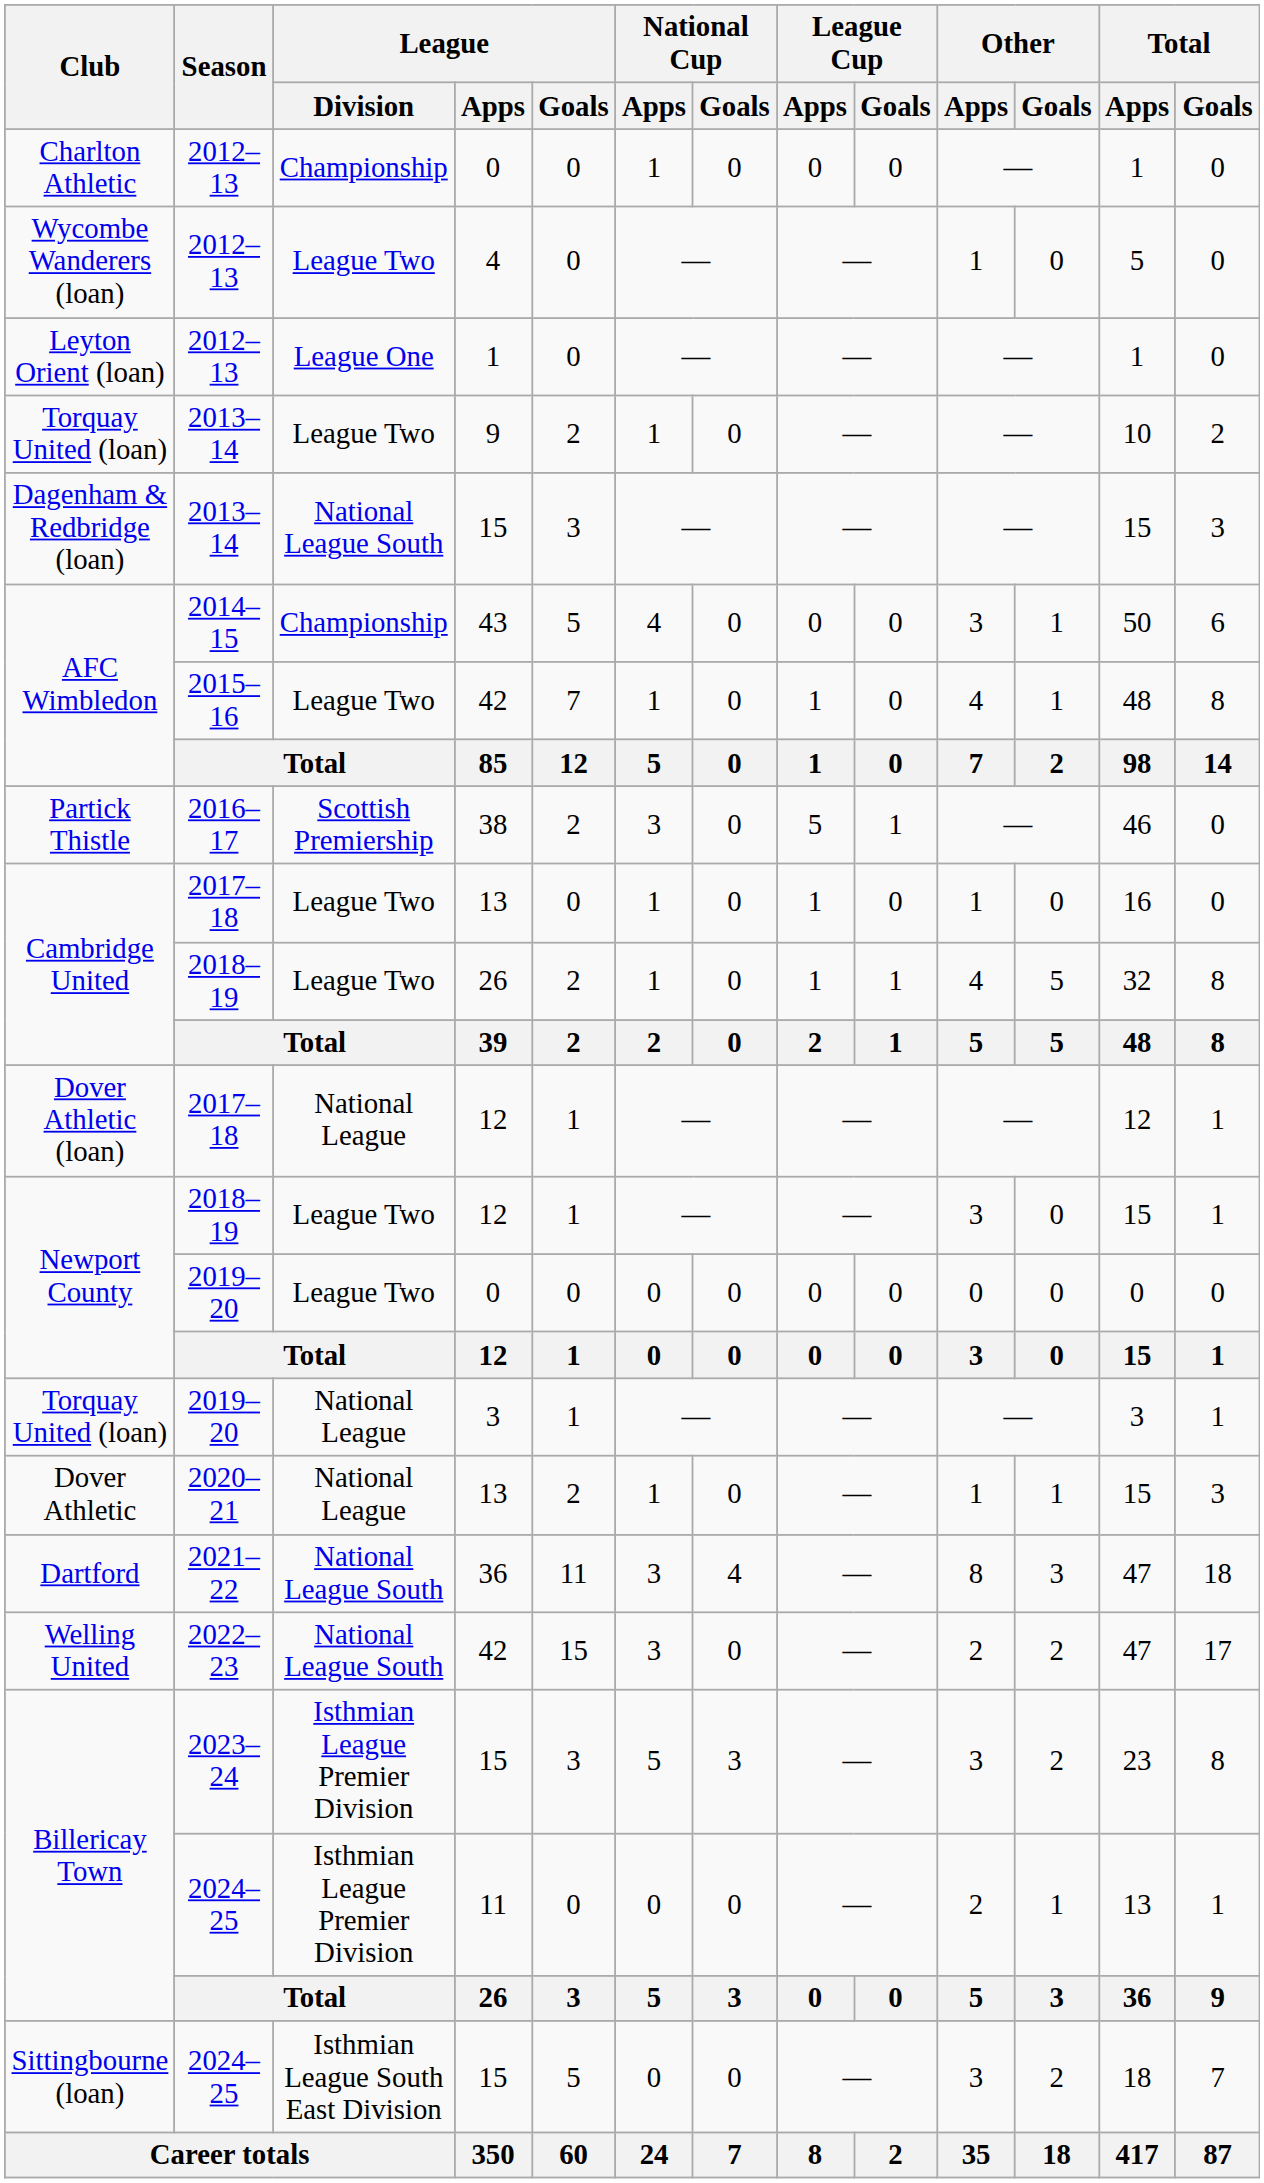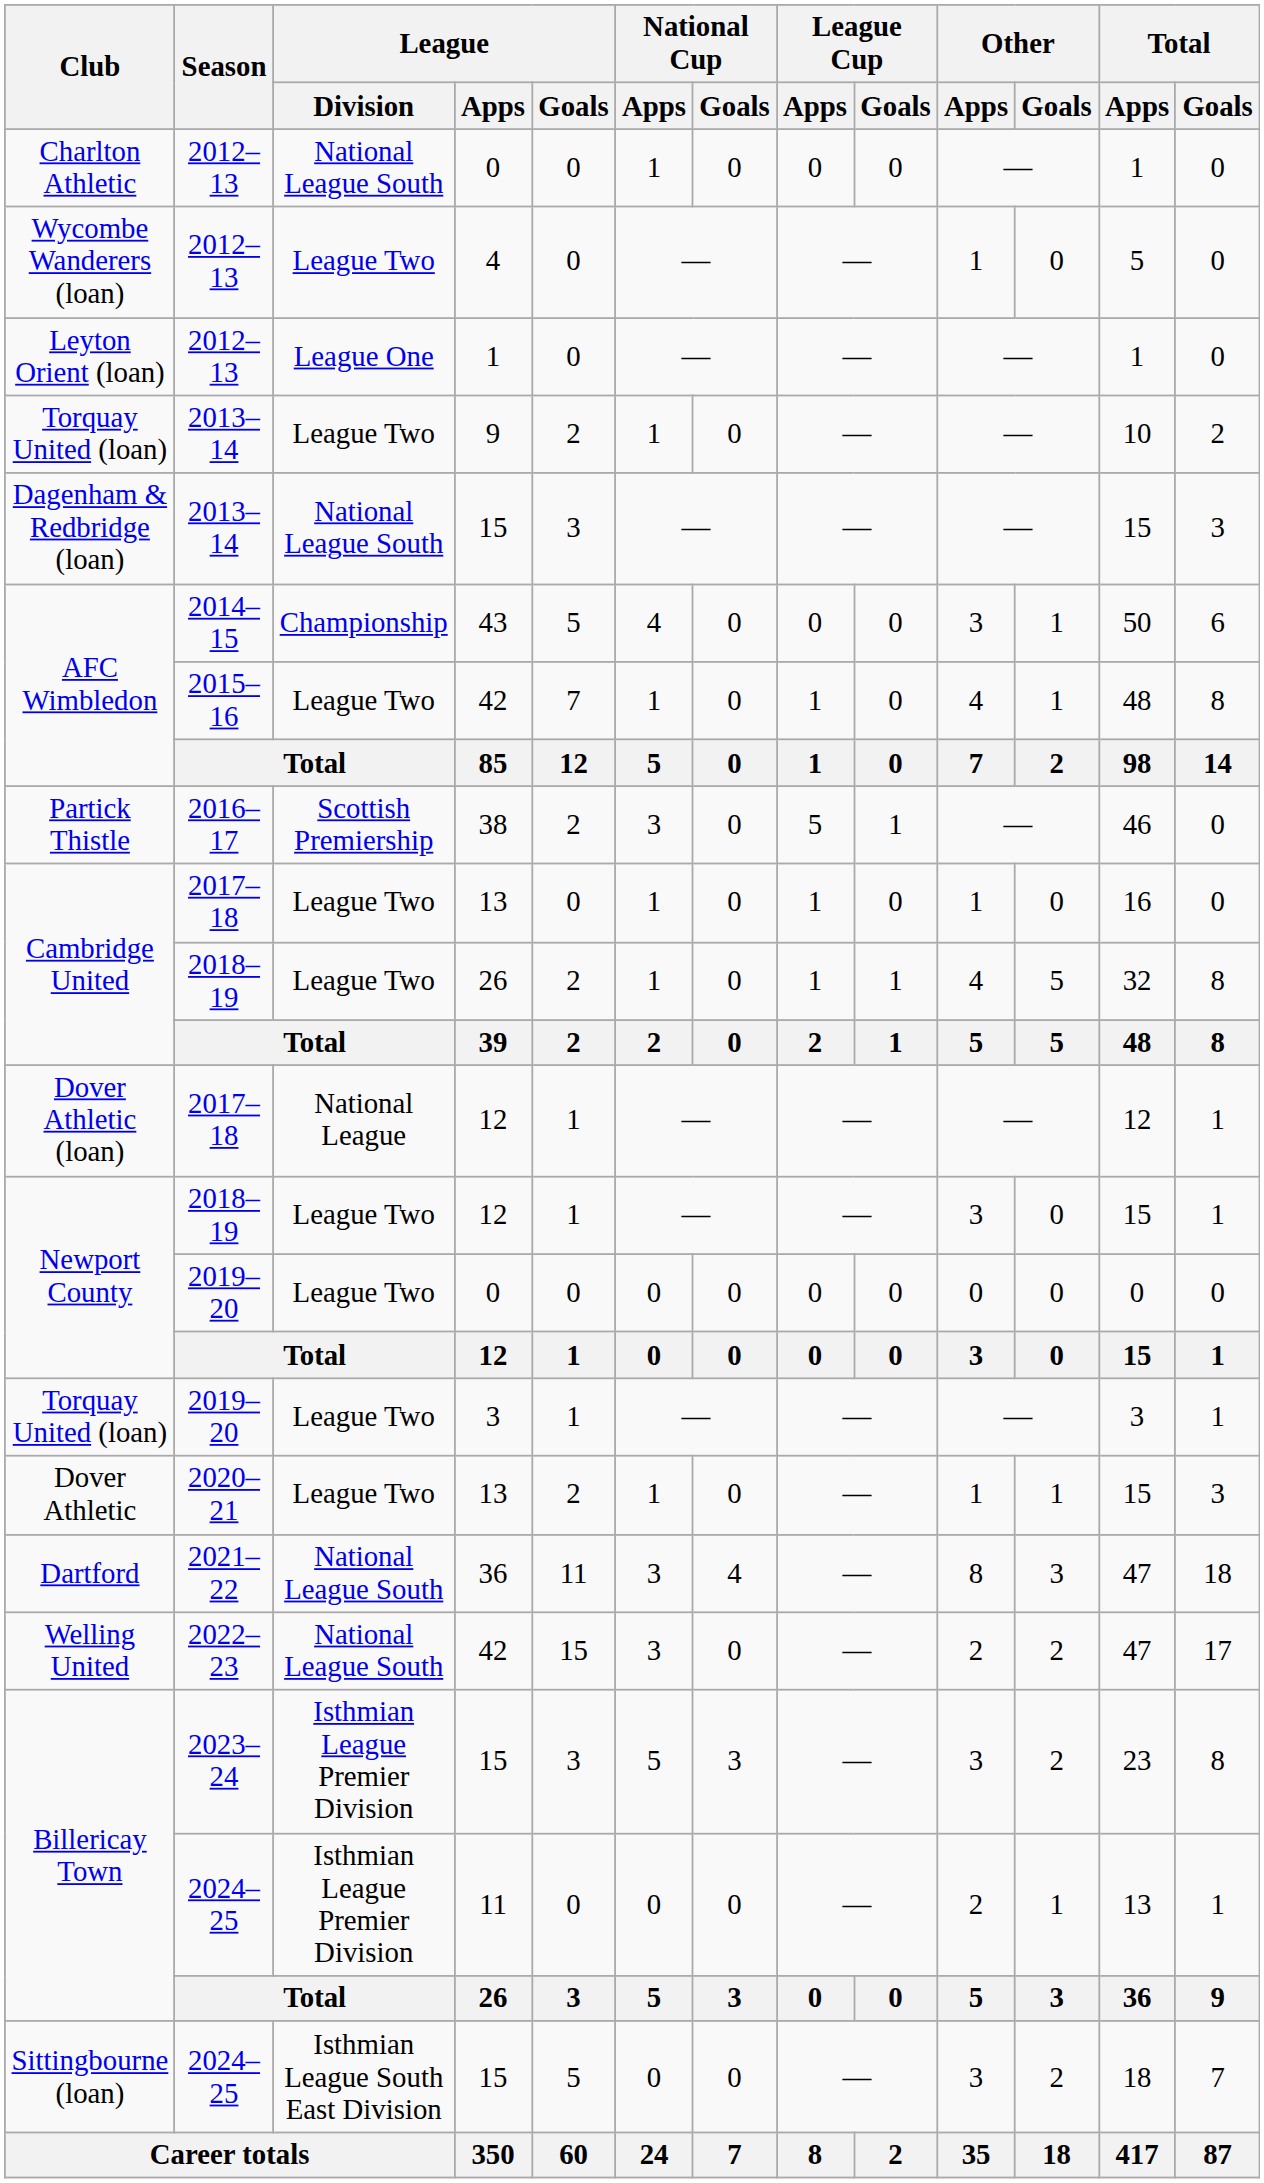(364, 167) Championship -> (364, 167) National League South
(364, 1416) National League -> (364, 1416) League Two
(364, 1494) National League -> (364, 1494) League Two
